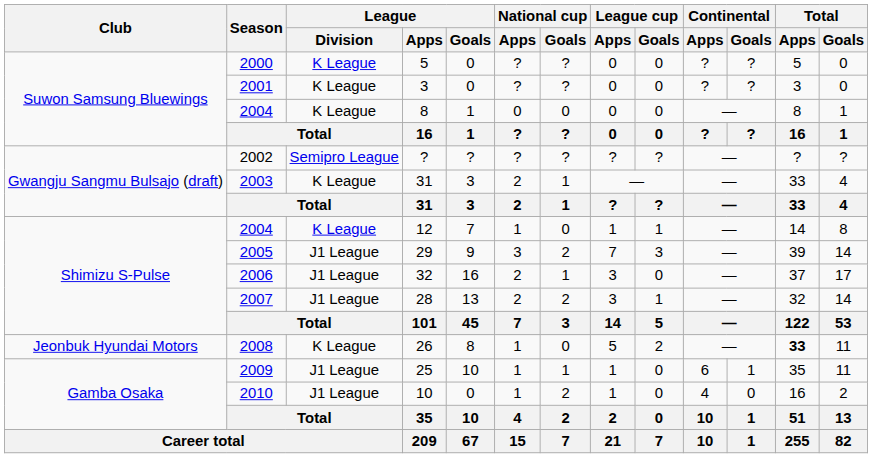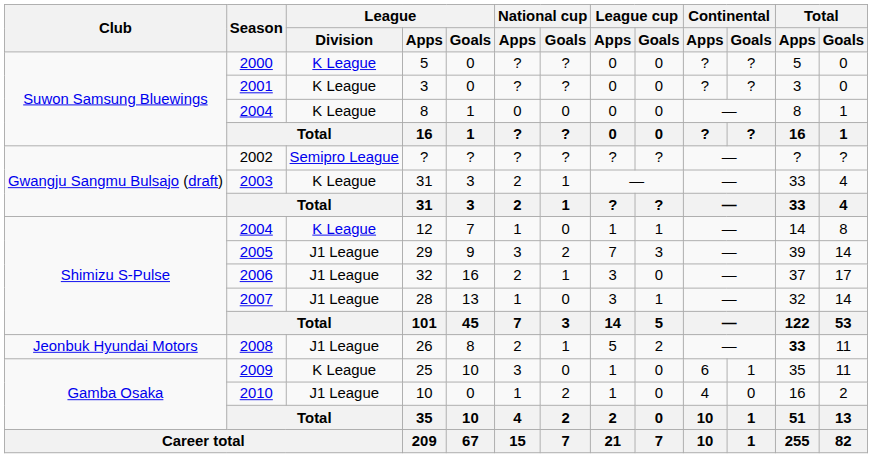(517, 299) 2 -> (517, 299) 1
(566, 299) 2 -> (566, 299) 0
(344, 346) K League -> (344, 346) J1 League
(517, 346) 1 -> (517, 346) 2
(566, 346) 0 -> (566, 346) 1
(344, 370) J1 League -> (344, 370) K League
(517, 370) 1 -> (517, 370) 3
(566, 370) 1 -> (566, 370) 0
